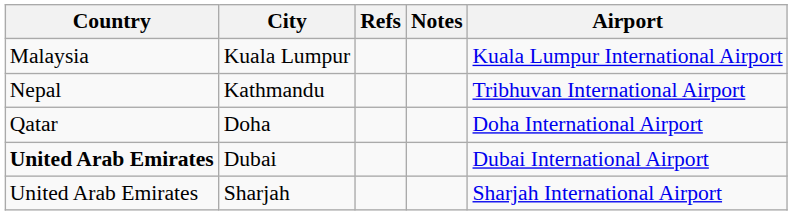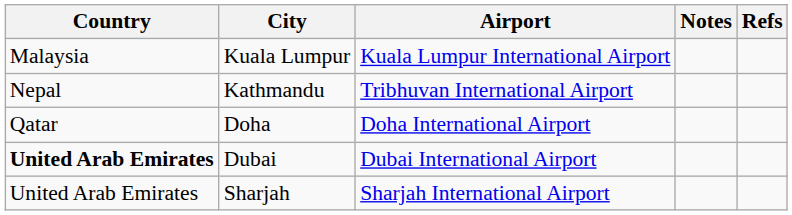columns swapped: (628, 21) <-> (381, 21)
